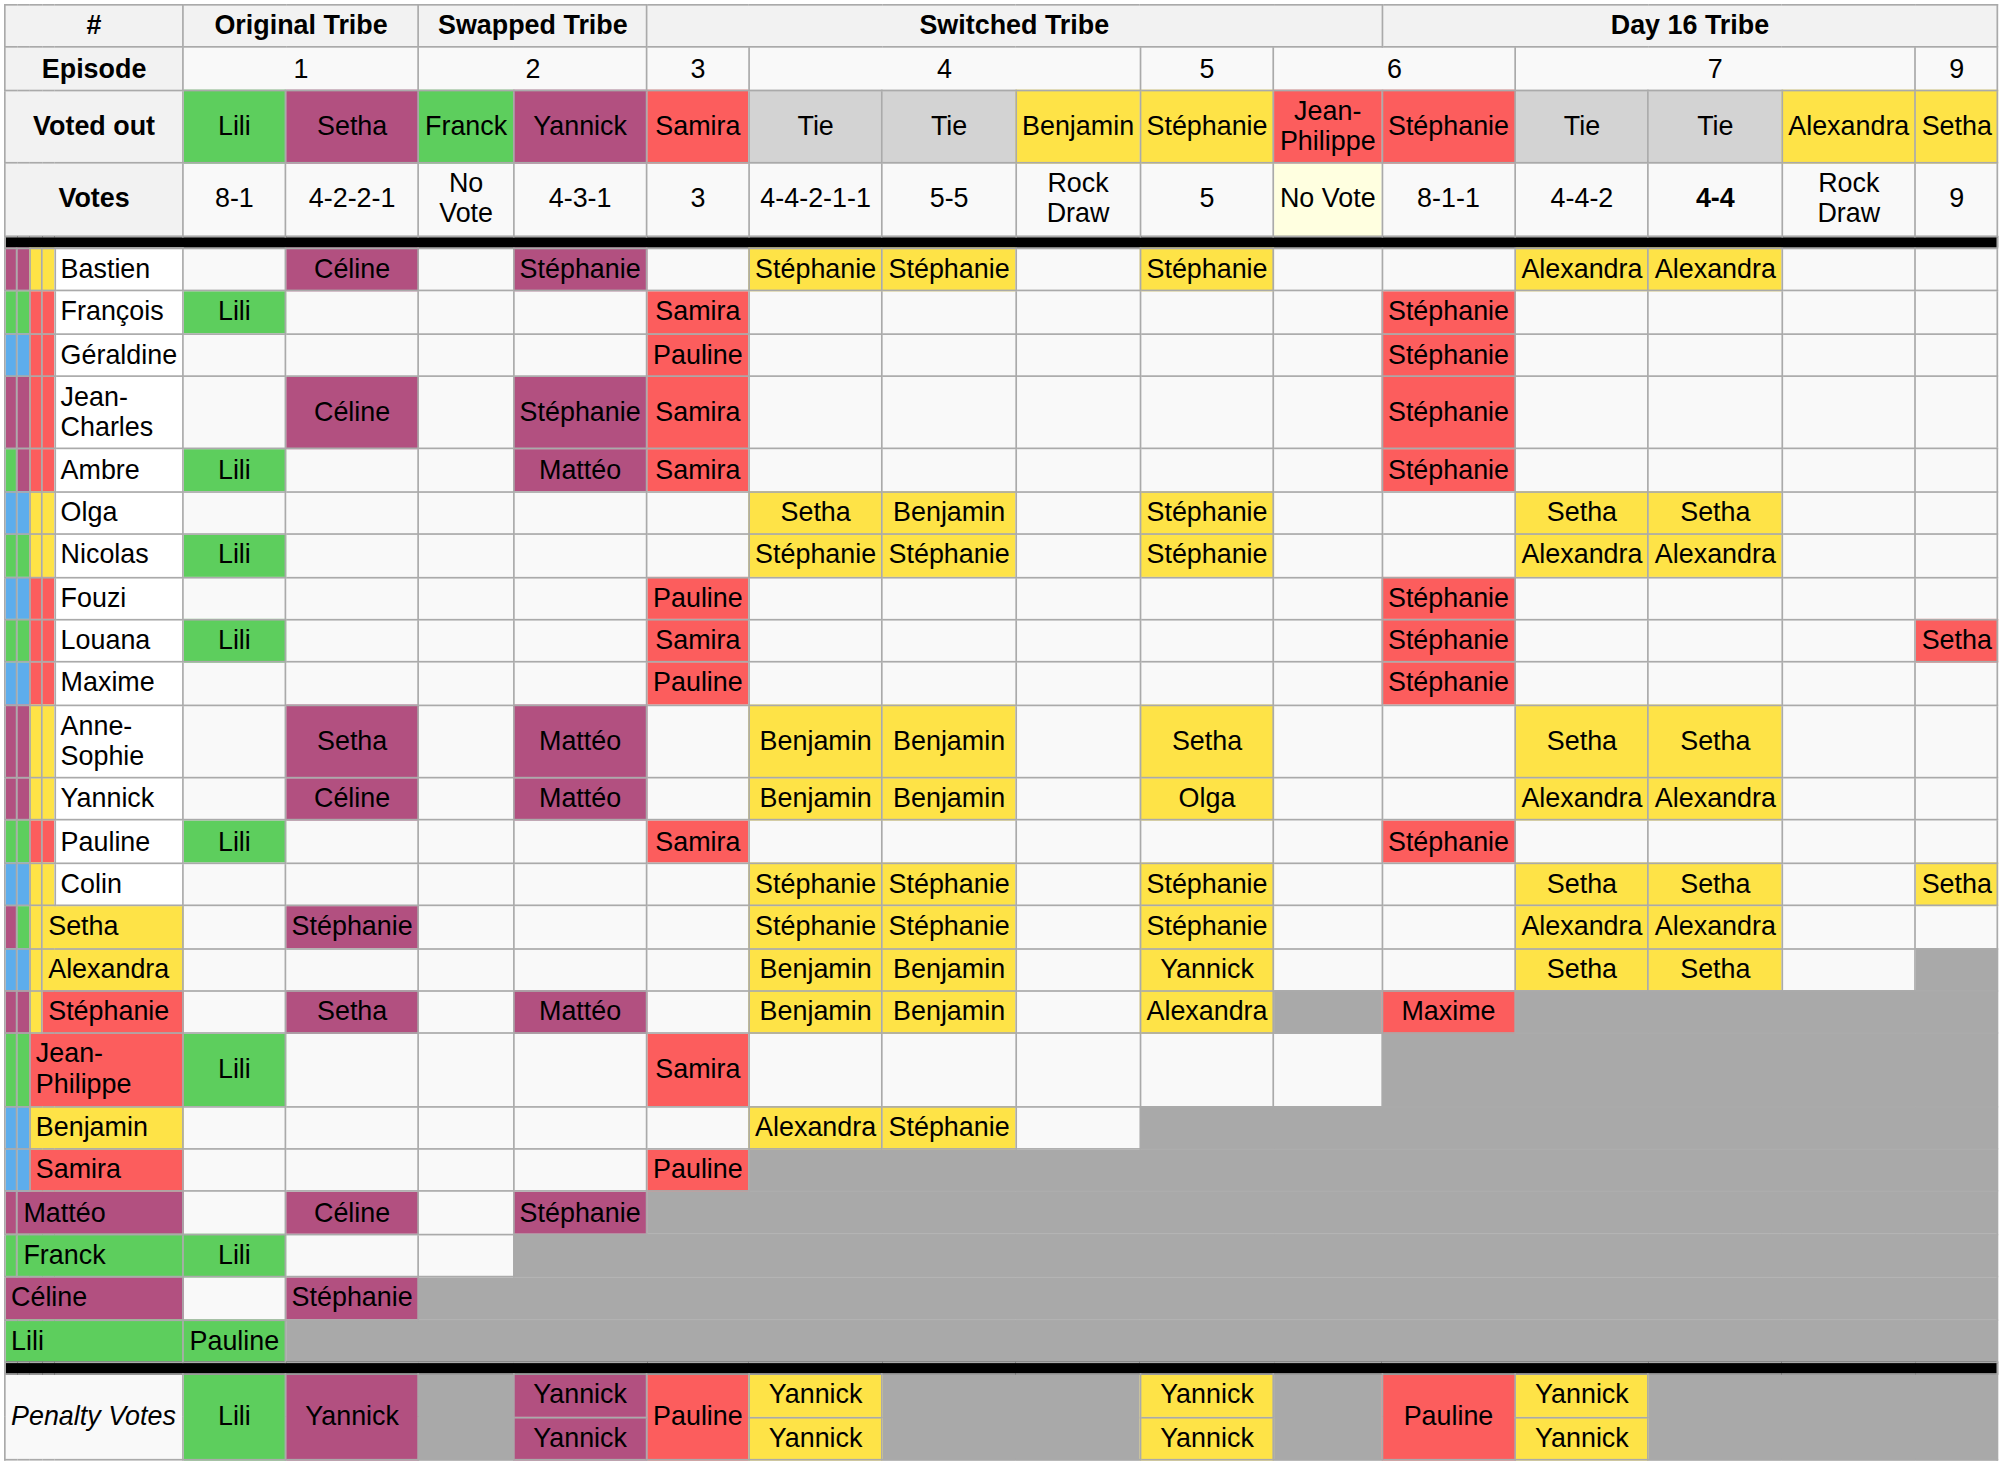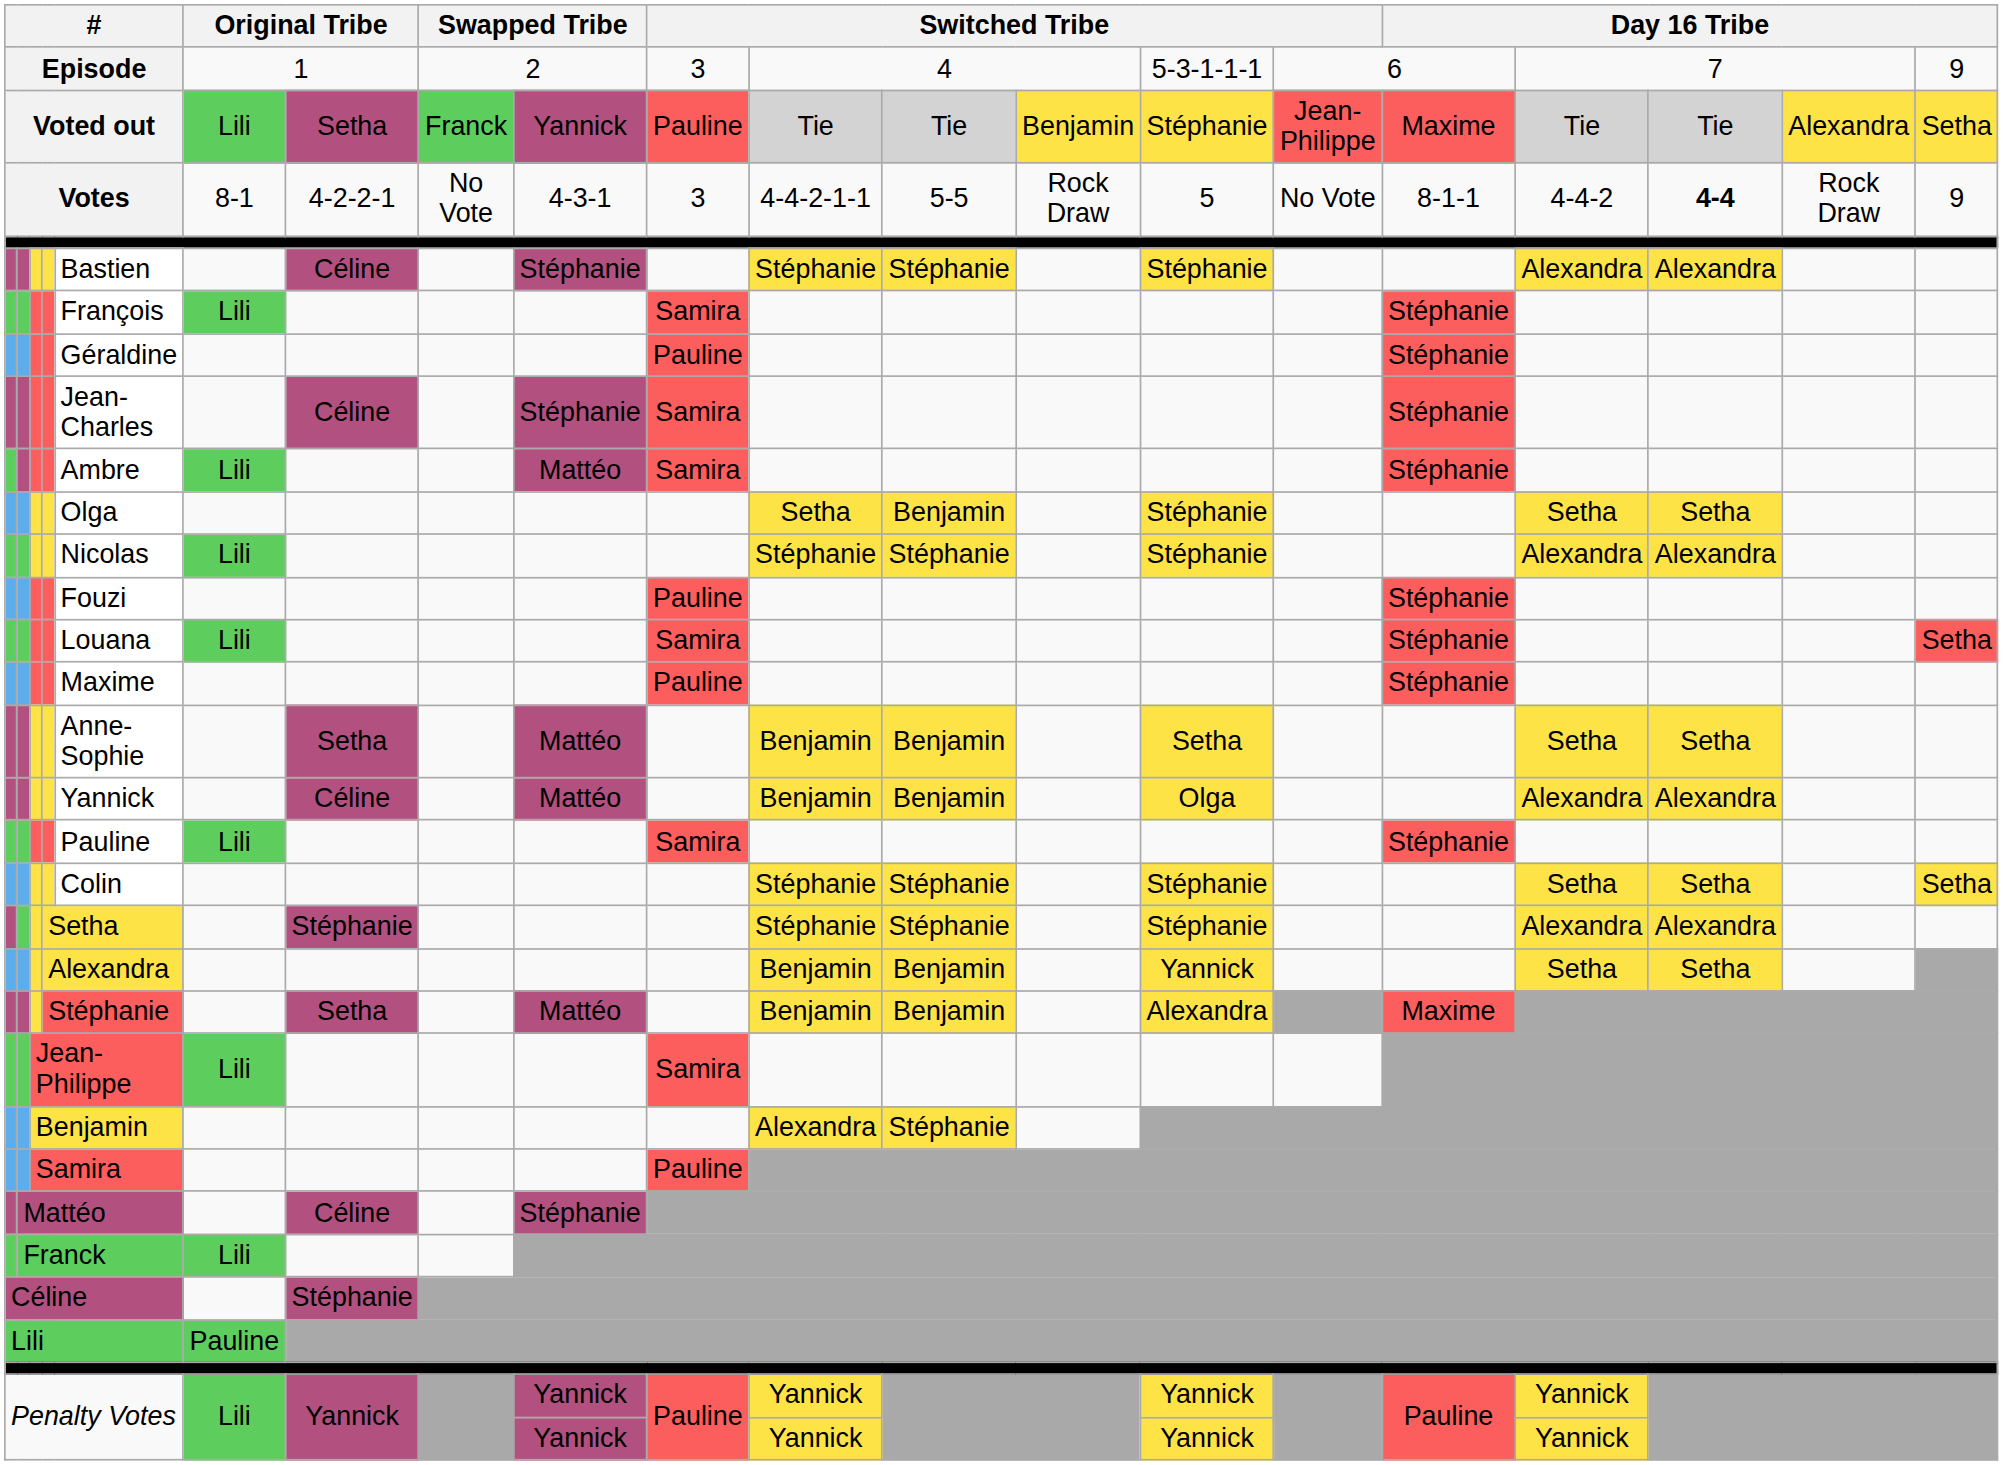(1207, 68) 5 -> (1207, 68) 5-3-1-1-1
(698, 126) Samira -> (698, 126) Pauline
(1448, 126) Stéphanie -> (1448, 126) Maxime
(1328, 199) lightyellow background -> (1328, 199) no background
